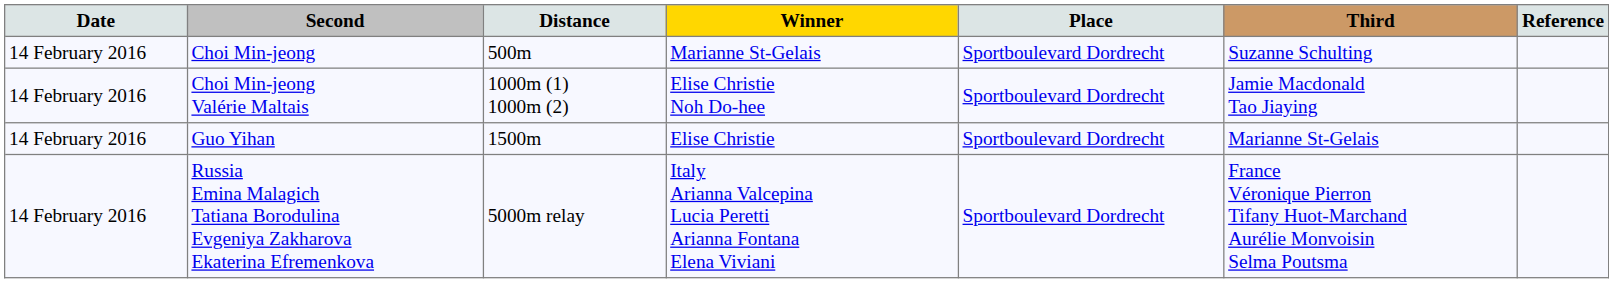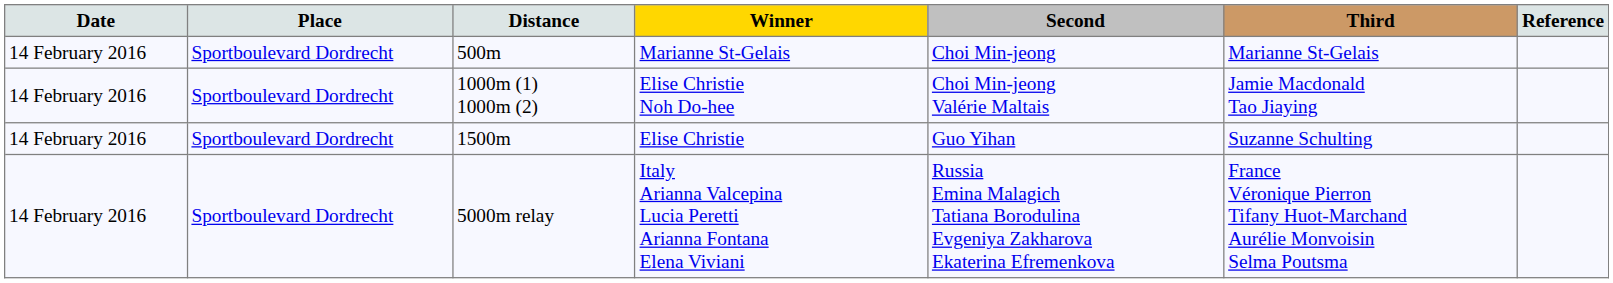columns swapped: (1091, 20) <-> (335, 20)
(1300, 52) Suzanne Schulting -> (1303, 52) Marianne St-Gelais
(1303, 138) Marianne St-Gelais -> (1300, 138) Suzanne Schulting
